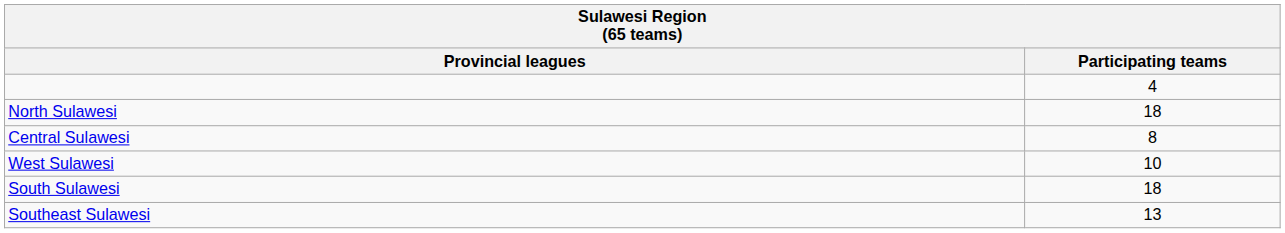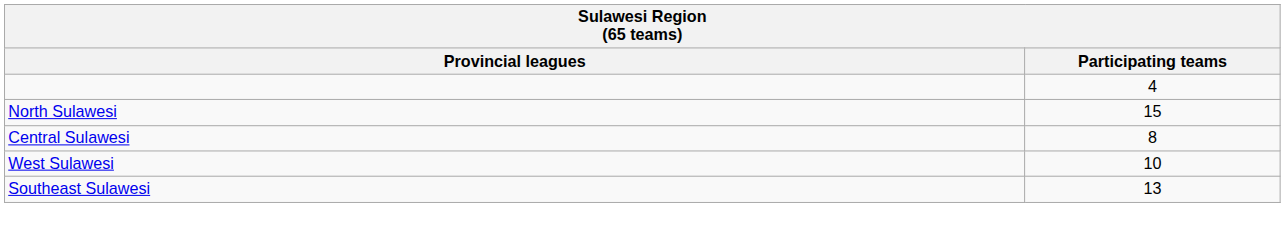(1153, 112) 18 -> (1153, 112) 15
- row: (64, 189)
